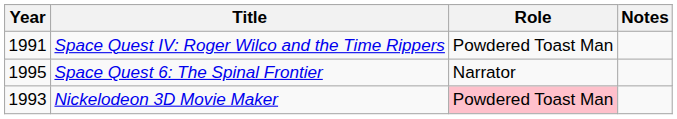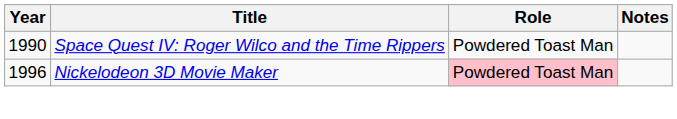(28, 45) 1991 -> (28, 45) 1990
- row: (189, 72)
(28, 99) 1993 -> (28, 72) 1996
